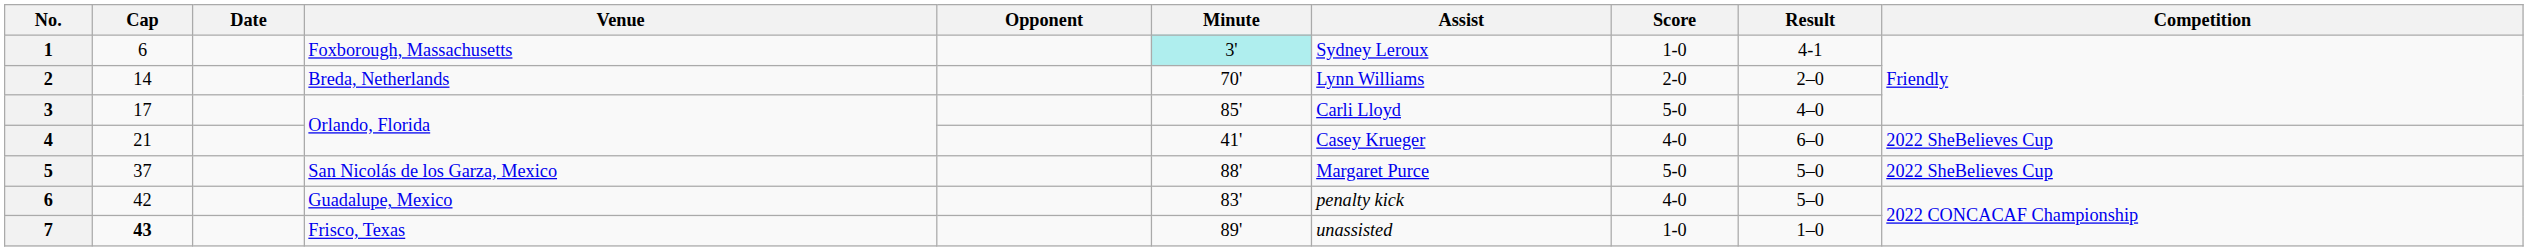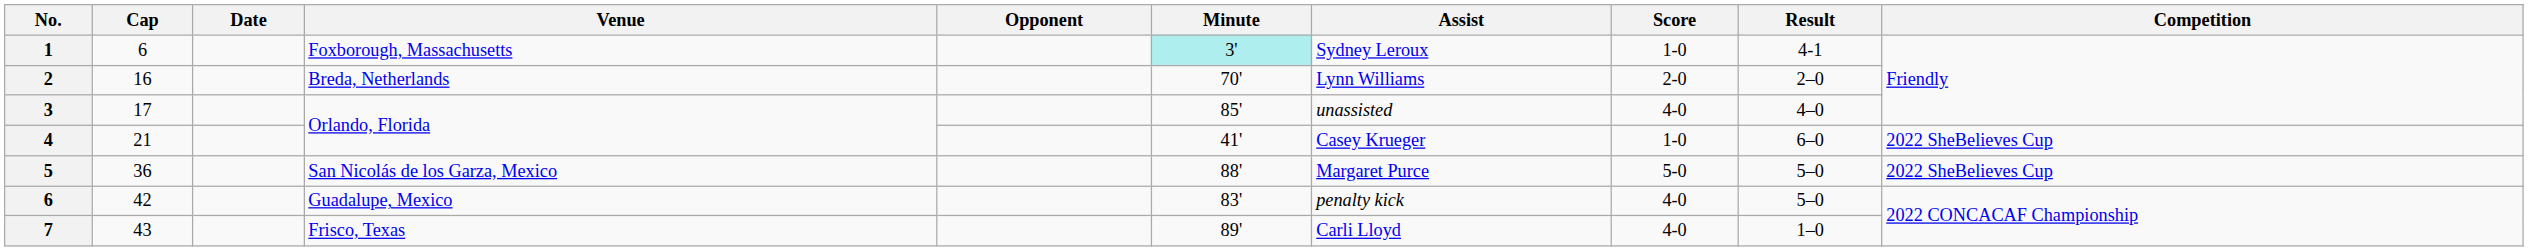(142, 80) 14 -> (142, 80) 16
(1359, 110) Carli Lloyd -> (1354, 110) unassisted
(1675, 110) 5-0 -> (1675, 110) 4-0
(1675, 140) 4-0 -> (1675, 140) 1-0
(142, 170) 37 -> (142, 170) 36
(142, 231) bold -> (142, 231) normal
(1354, 231) unassisted -> (1359, 231) Carli Lloyd
(1675, 231) 1-0 -> (1675, 231) 4-0
